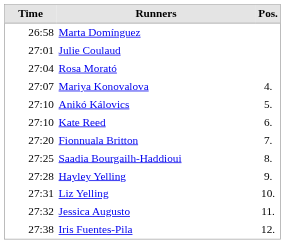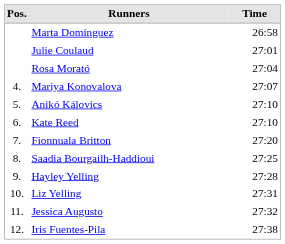columns swapped: (268, 13) <-> (31, 13)
